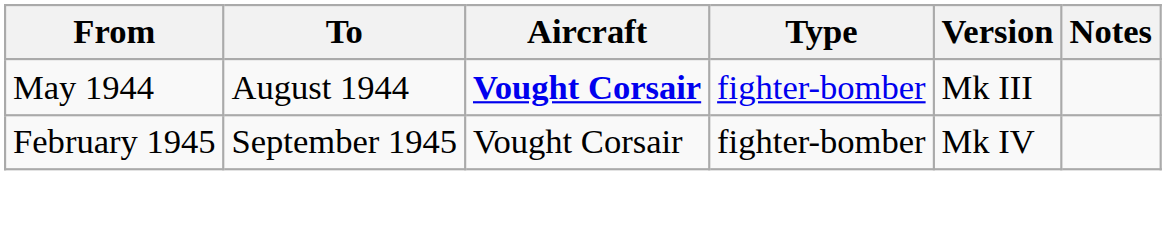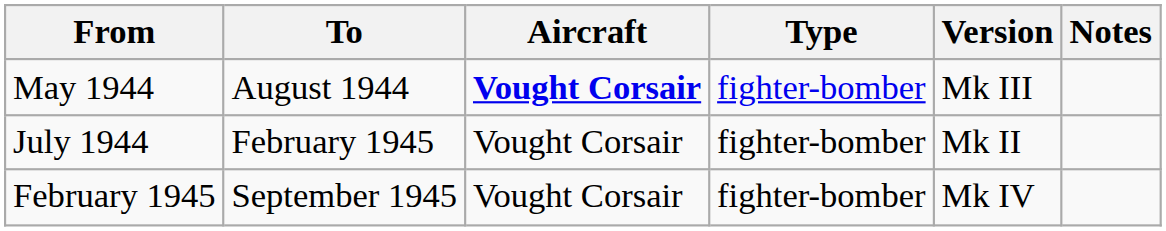+ row: (81, 141)
